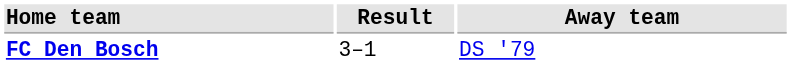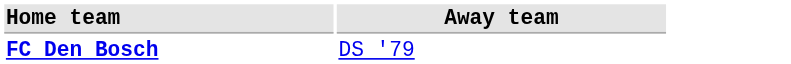- column: (395, 18)
